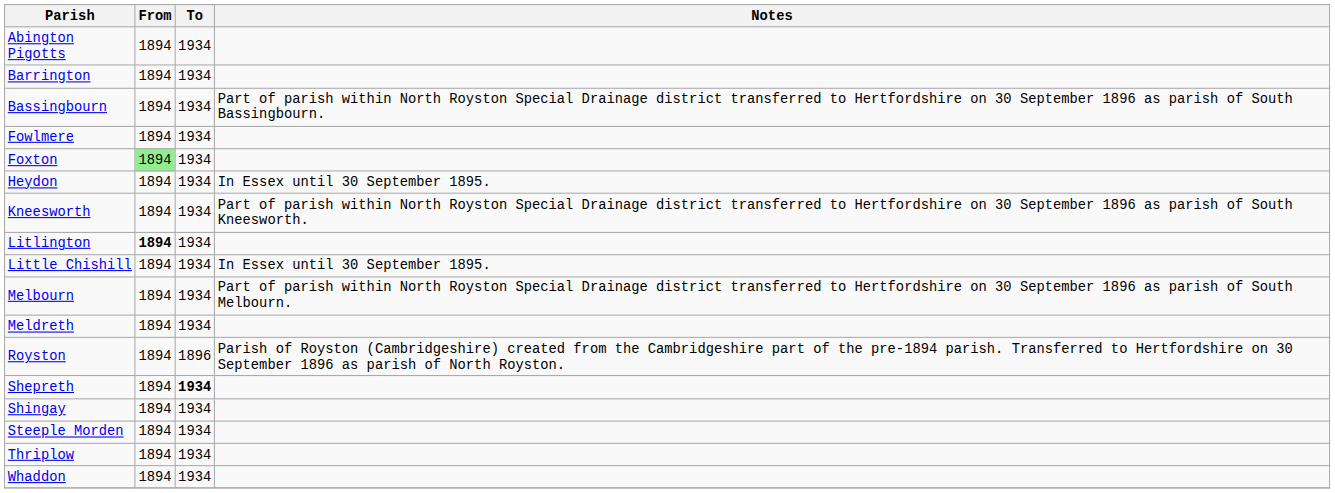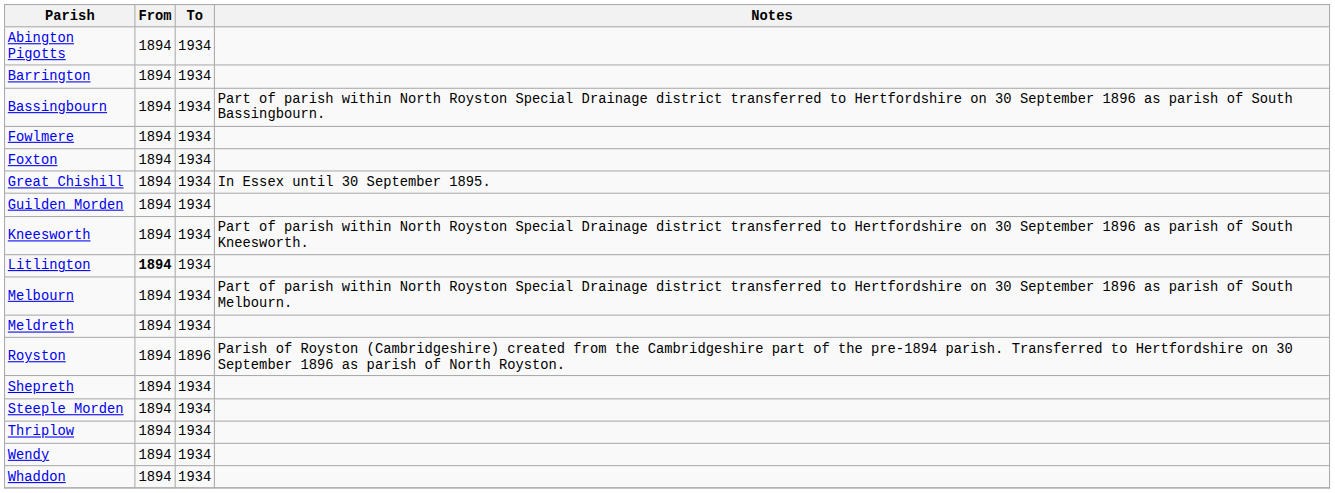(155, 160) lightgreen background -> (155, 160) no background
+ row: (66, 182)
+ row: (66, 205)
- row: (33, 182)
- row: (70, 266)
(195, 387) bold -> (195, 387) normal
- row: (37, 410)
+ row: (28, 455)
